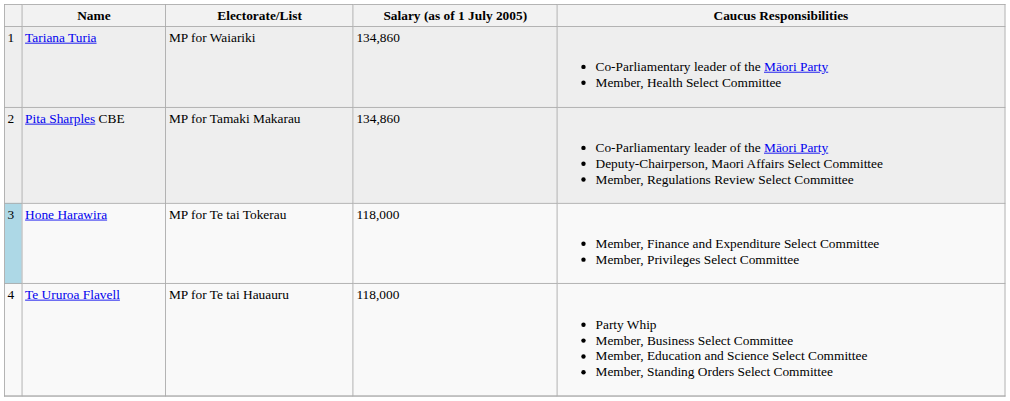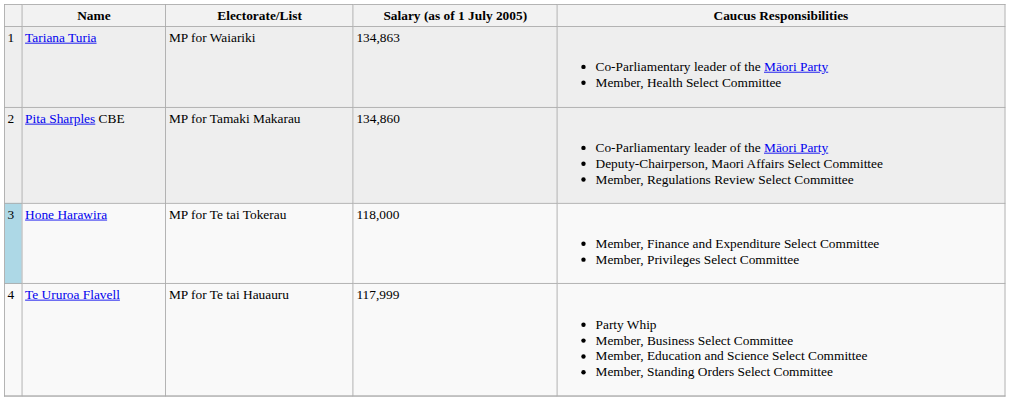(378, 37) 134,860 -> (378, 37) 134,863
(378, 295) 118,000 -> (378, 295) 117,999
